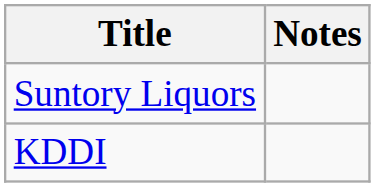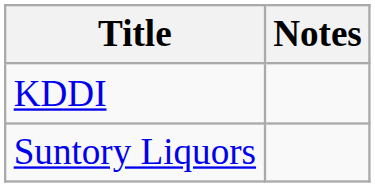rows swapped: (135, 92) <-> (60, 151)
